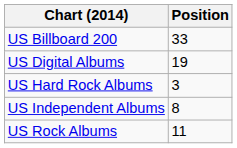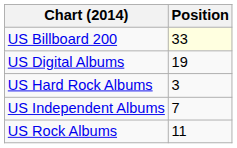(180, 39) no background -> (180, 39) lightyellow background
(176, 108) 8 -> (176, 108) 7
